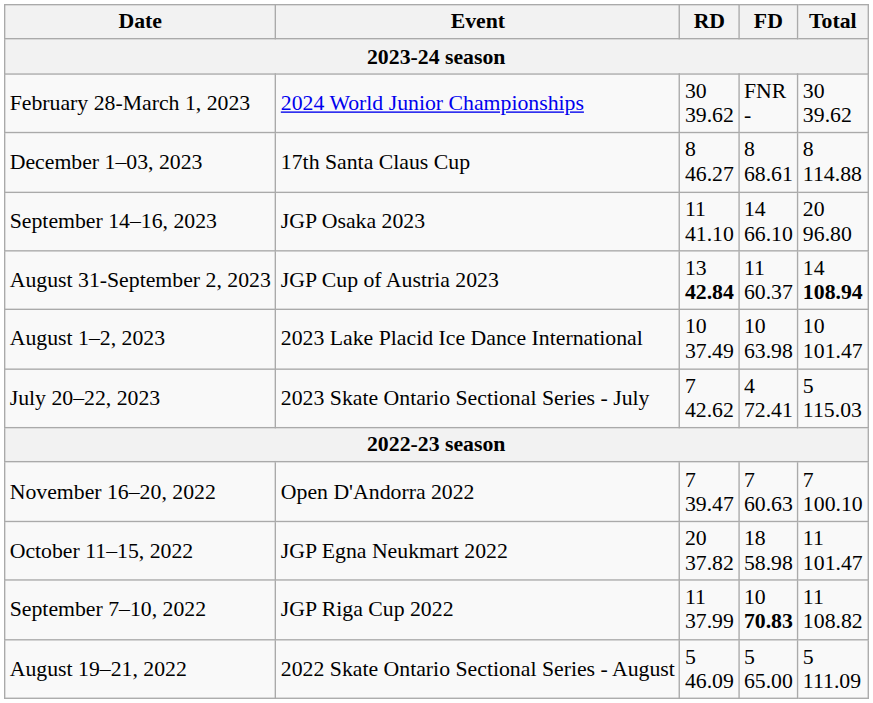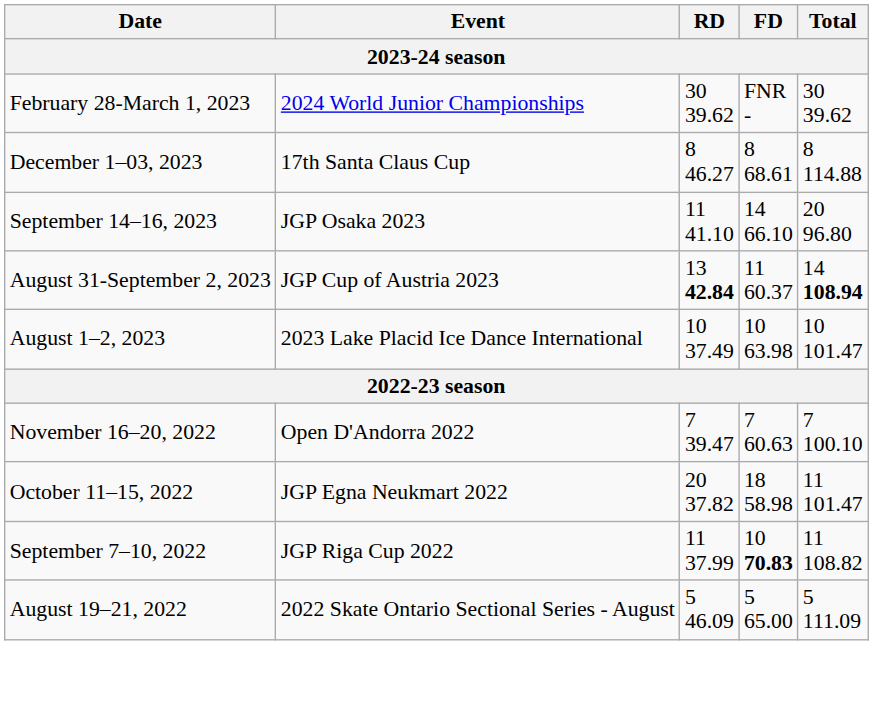- row: (85, 397)
